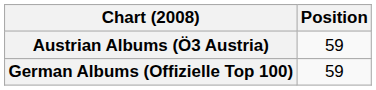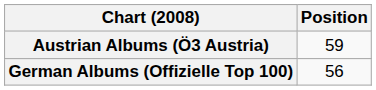(334, 71) 59 -> (334, 71) 56
